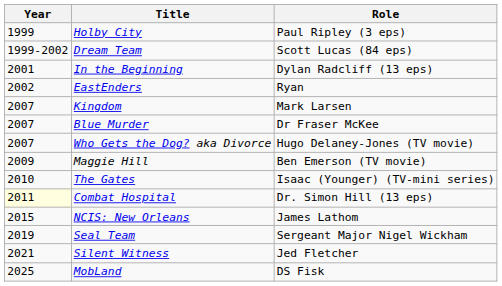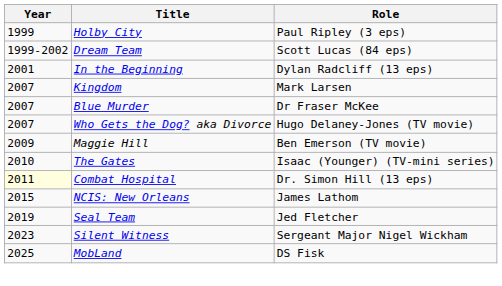- row: (108, 87)
(372, 235) Sergeant Major Nigel Wickham -> (318, 216) Jed Fletcher
(21, 253) 2021 -> (21, 235) 2023
(318, 253) Jed Fletcher -> (372, 235) Sergeant Major Nigel Wickham
